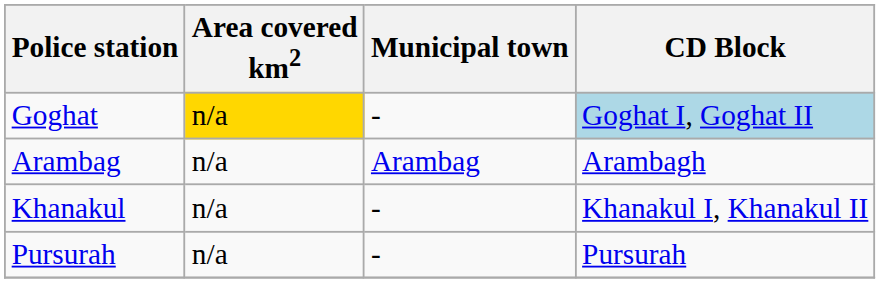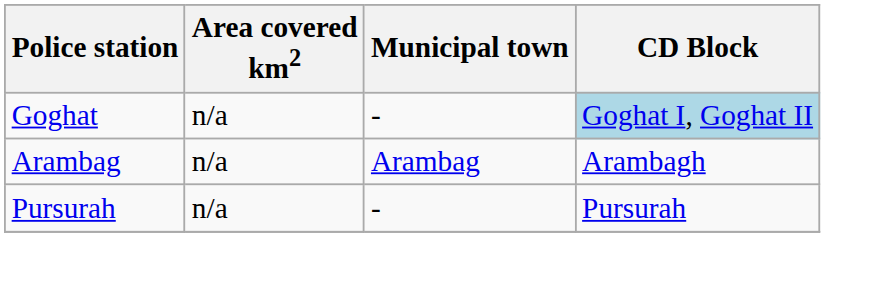(210, 115) gold background -> (210, 115) no background
- row: (69, 207)
